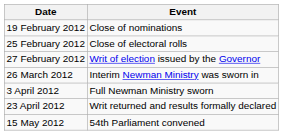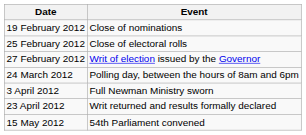+ row: (40, 75)
- row: (40, 75)
